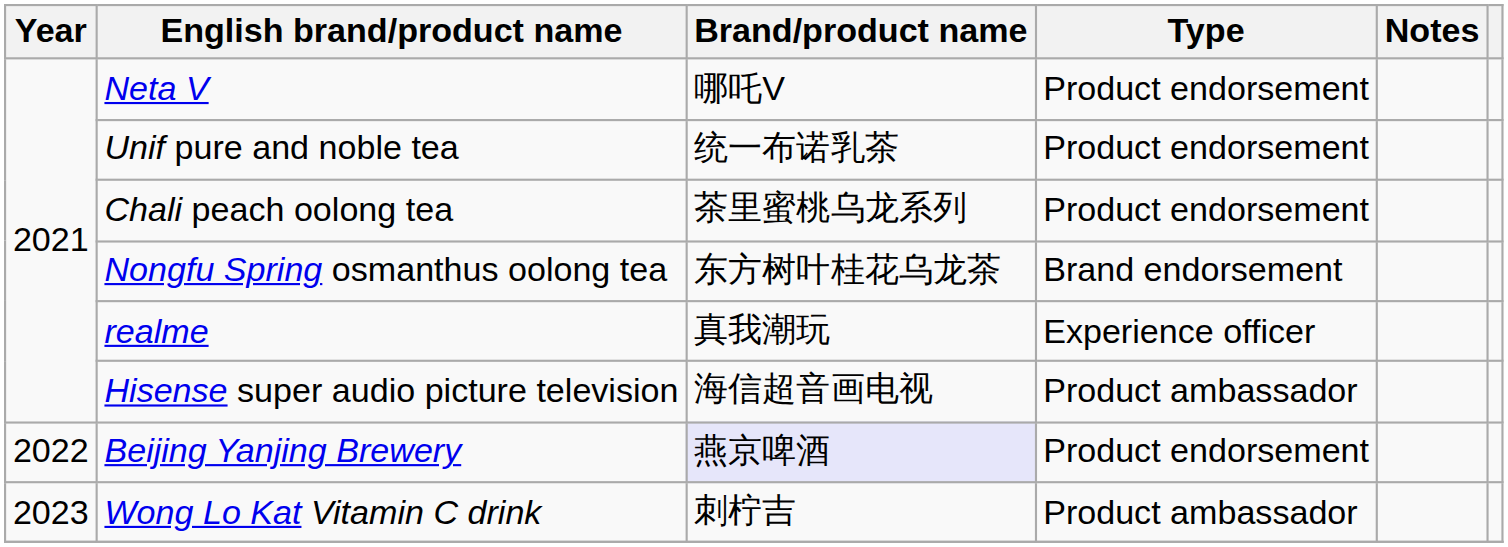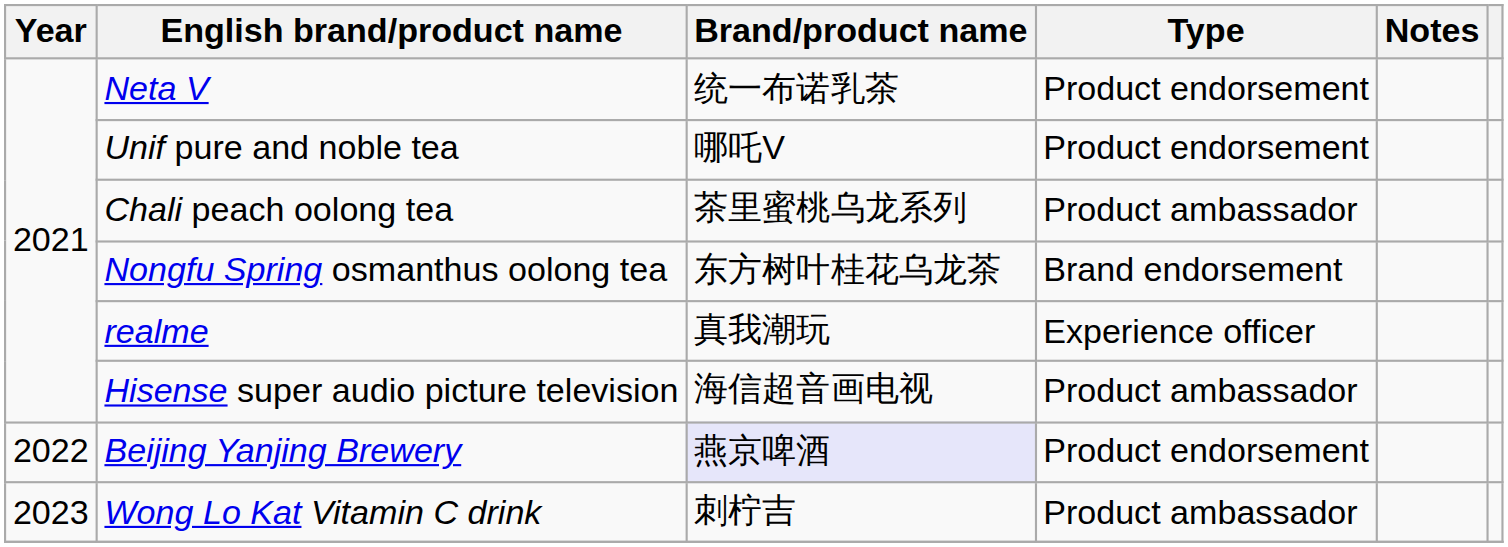(740, 87) 哪吒V -> (796, 87) 统一布诺乳茶
(796, 148) 统一布诺乳茶 -> (740, 148) 哪吒V
(1206, 209) Product endorsement -> (1200, 209) Product ambassador
